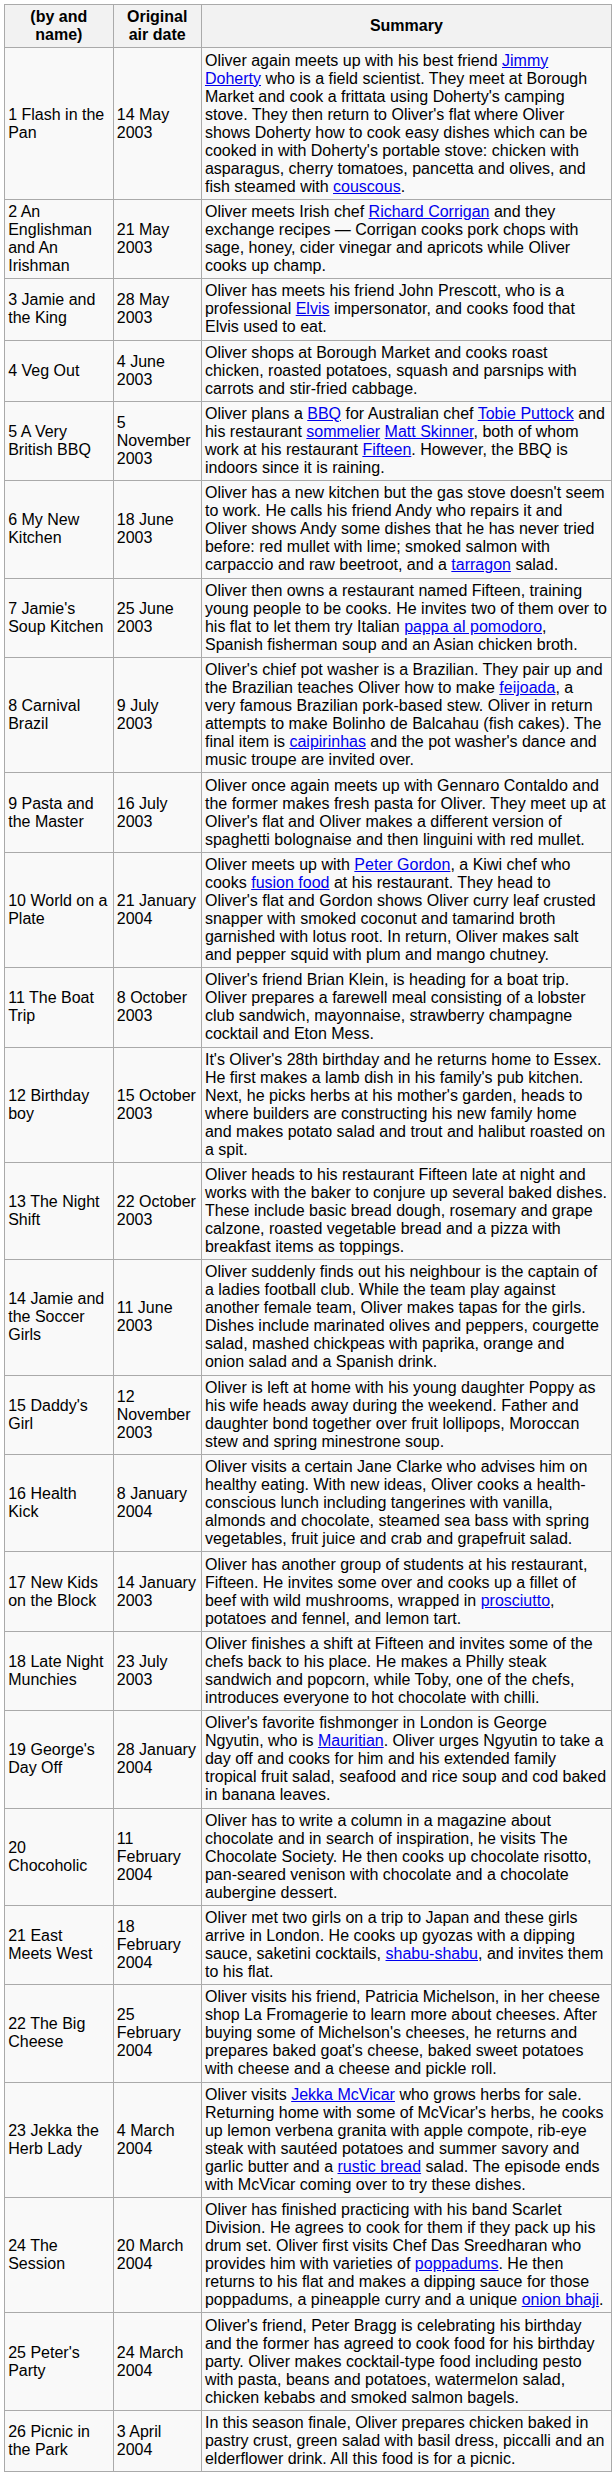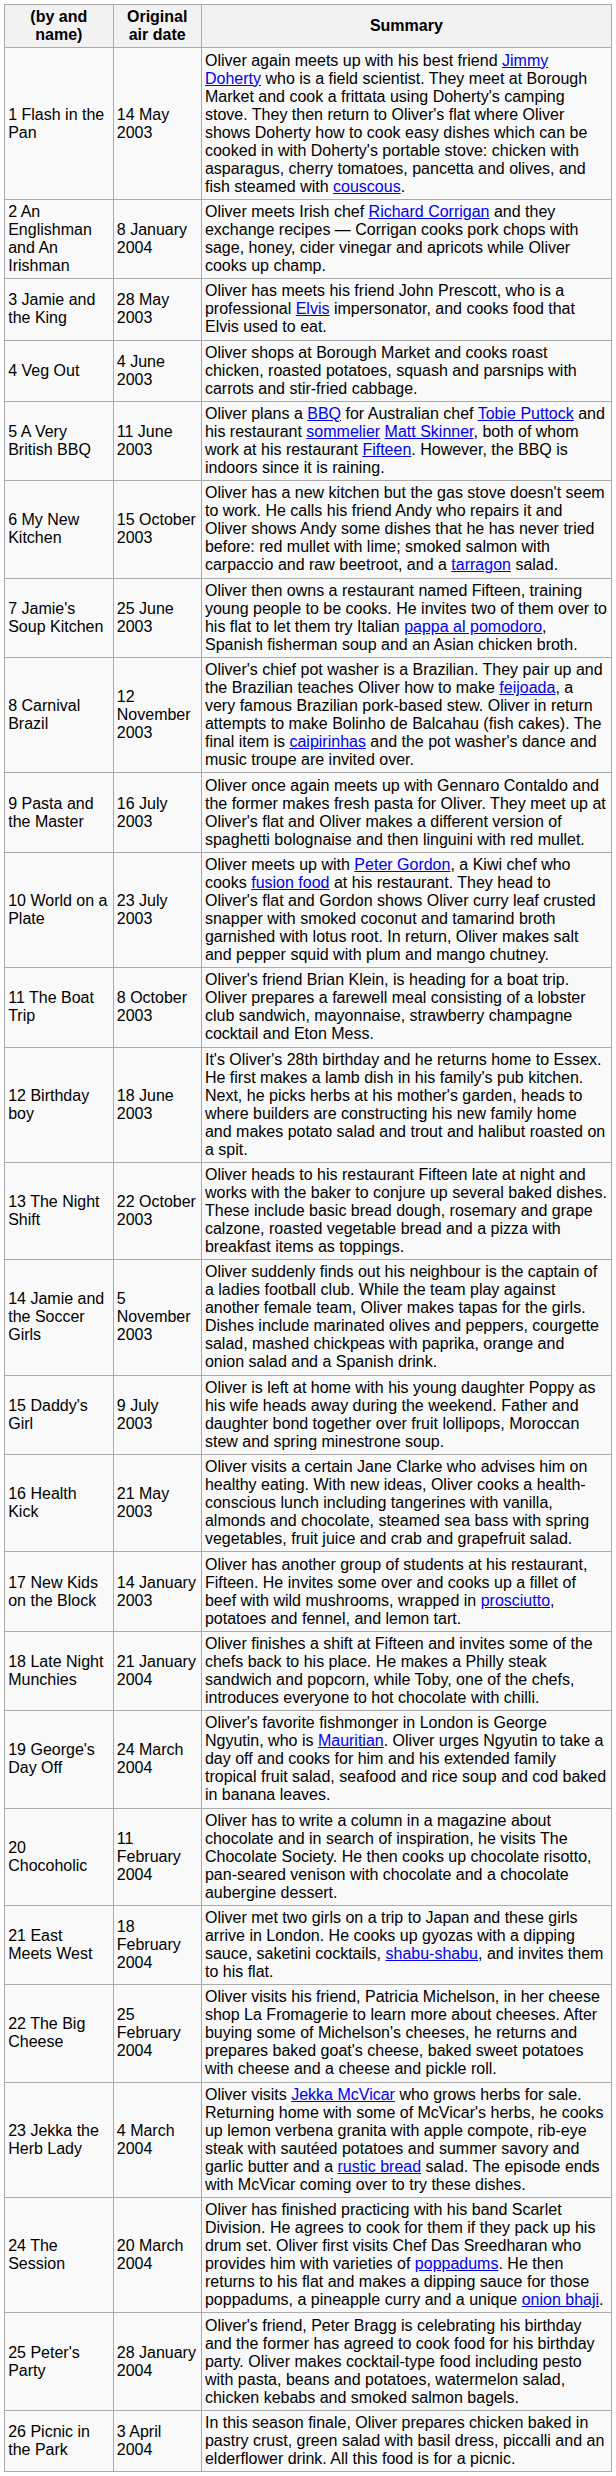(143, 238) 21 May 2003 -> (152, 238) 8 January 2004
(154, 441) 5 November 2003 -> (145, 441) 11 June 2003
(145, 529) 18 June 2003 -> (156, 529) 15 October 2003
(138, 715) 9 July 2003 -> (154, 715) 12 November 2003
(156, 909) 21 January 2004 -> (142, 909) 23 July 2003
(156, 1104) 15 October 2003 -> (145, 1104) 18 June 2003
(145, 1317) 11 June 2003 -> (154, 1317) 5 November 2003
(154, 1414) 12 November 2003 -> (138, 1414) 9 July 2003
(152, 1503) 8 January 2004 -> (143, 1503) 21 May 2003
(142, 1670) 23 July 2003 -> (156, 1670) 21 January 2004
(156, 1759) 28 January 2004 -> (150, 1759) 24 March 2004
(150, 2361) 24 March 2004 -> (156, 2361) 28 January 2004
